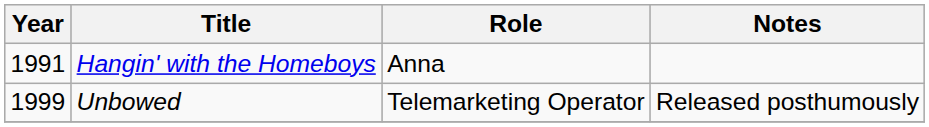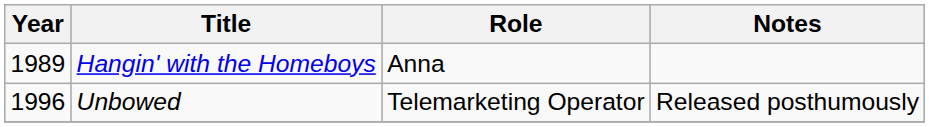(38, 63) 1991 -> (38, 63) 1989
(38, 102) 1999 -> (38, 102) 1996
